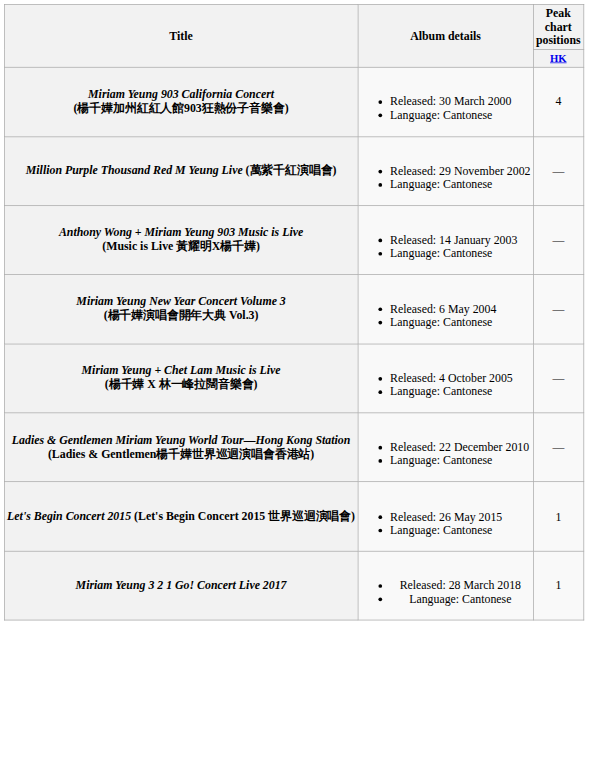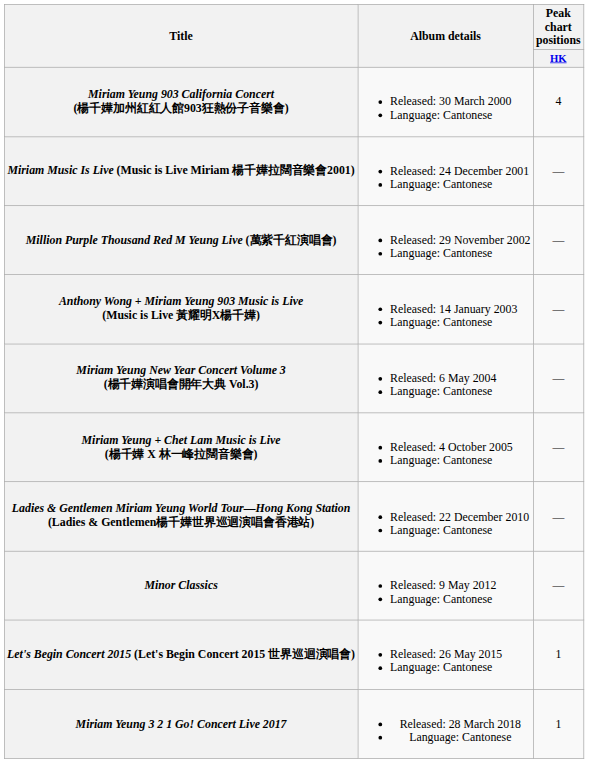+ row: (181, 170)
+ row: (181, 585)
